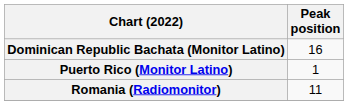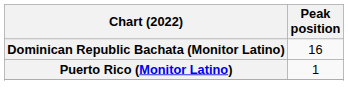- row: (146, 89)
